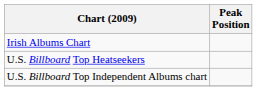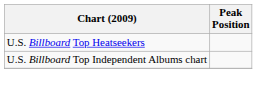- row: (49, 42)
